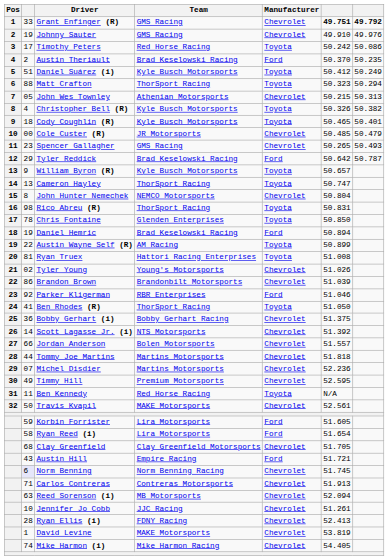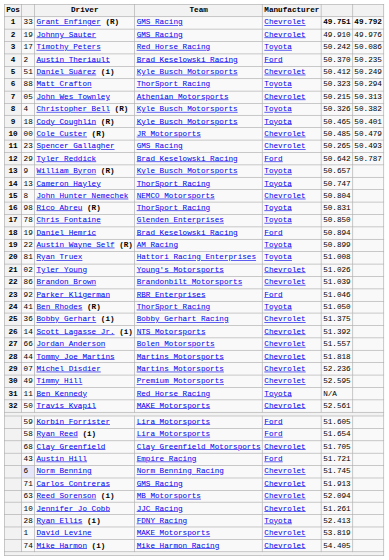(278, 73) Toyota -> (285, 73) Chevrolet
(185, 484) Contreras Motorsports -> (160, 484) GMS Racing
(285, 521) Chevrolet -> (278, 521) Toyota
